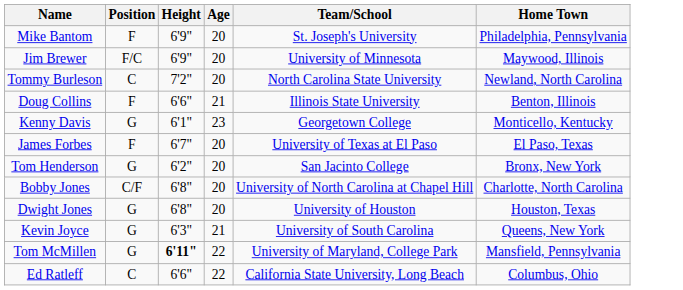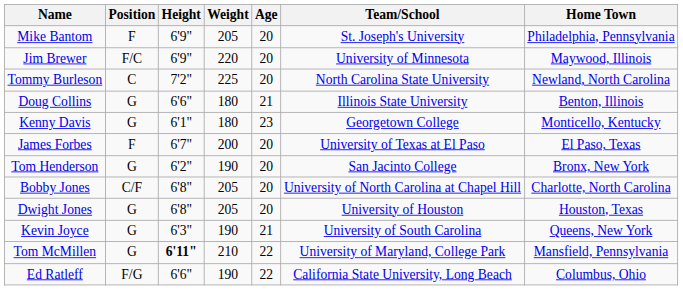+ column: (228, 15)
(132, 101) F -> (132, 101) G
(132, 274) C -> (132, 274) F/G
